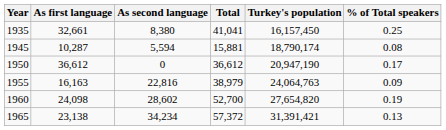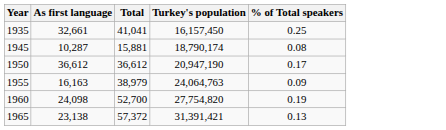- column: (163, 13)
(295, 99) 27,654,820 -> (199, 99) 27,754,820
